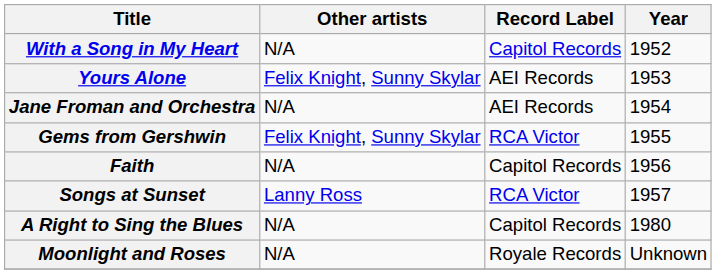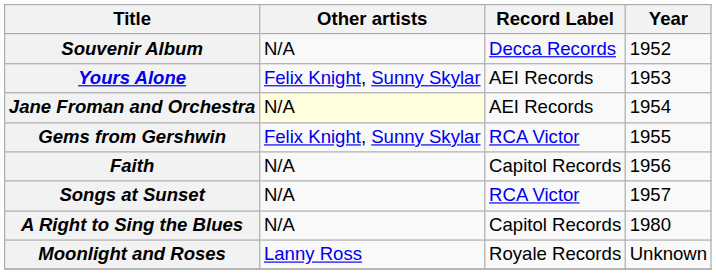- row: (132, 48)
+ row: (132, 48)
(279, 107) no background -> (279, 107) lightyellow background
(313, 195) Lanny Ross -> (279, 195) N/A
(279, 254) N/A -> (313, 254) Lanny Ross
